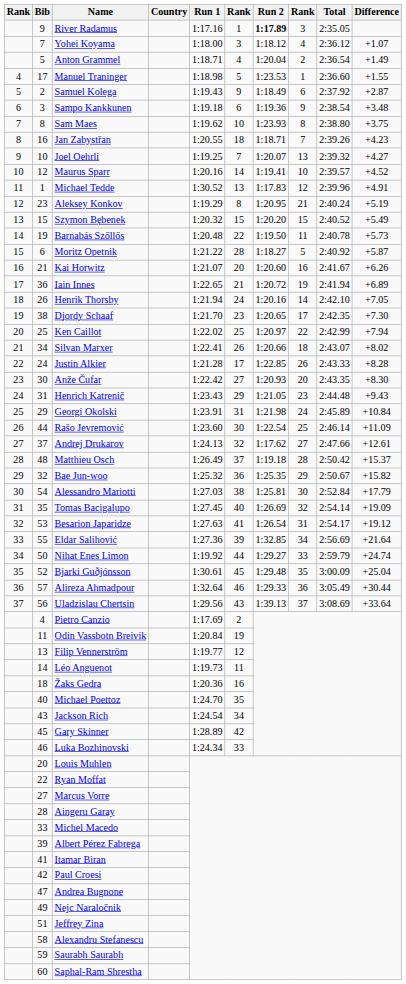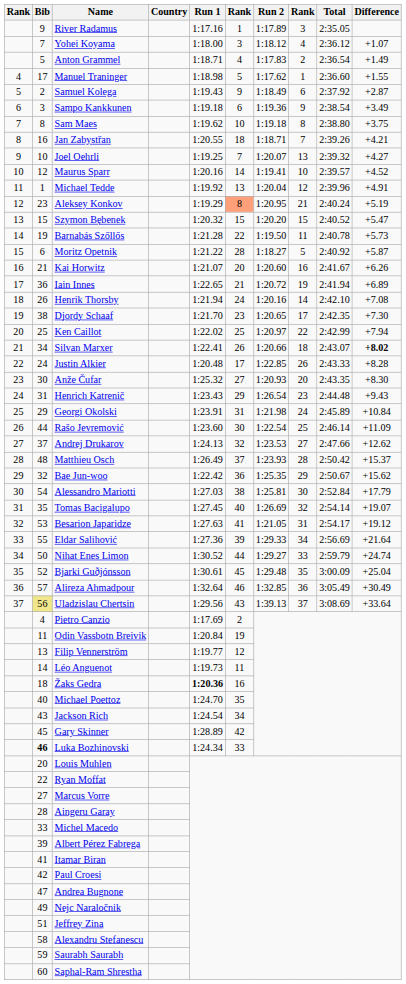(271, 28) bold -> (271, 28) normal
(271, 60) 1:20.04 -> (271, 60) 1:17.83
(271, 76) 1:23.53 -> (271, 76) 1:17.62
(377, 108) +3.48 -> (377, 108) +3.49
(271, 124) 1:23.93 -> (271, 124) 1:19.18
(377, 140) +4.23 -> (377, 140) +4.21
(207, 188) 1:30.52 -> (207, 188) 1:19.92
(271, 188) 1:17.83 -> (271, 188) 1:20.04
(239, 204) no background -> (239, 204) lightsalmon background
(377, 220) +5.49 -> (377, 220) +5.47
(207, 236) 1:20.48 -> (207, 236) 1:21.28
(377, 300) +7.05 -> (377, 300) +7.08
(377, 348) normal -> (377, 348) bold
(207, 364) 1:21.28 -> (207, 364) 1:20.48
(207, 380) 1:22.42 -> (207, 380) 1:25.32
(271, 396) 1:21.05 -> (271, 396) 1:26.54
(271, 444) 1:17.62 -> (271, 444) 1:23.53
(377, 444) +12.61 -> (377, 444) +12.62
(271, 460) 1:19.18 -> (271, 460) 1:23.93
(207, 476) 1:25.32 -> (207, 476) 1:22.42
(377, 476) +15.82 -> (377, 476) +15.62
(377, 508) +19.09 -> (377, 508) +19.07
(271, 524) 1:26.54 -> (271, 524) 1:21.05
(271, 540) 1:32.85 -> (271, 540) 1:29.33
(207, 556) 1:19.92 -> (207, 556) 1:30.52
(271, 587) 1:29.33 -> (271, 587) 1:32.85
(377, 587) +30.44 -> (377, 587) +30.49
(42, 603) no background -> (42, 603) khaki background
(207, 683) normal -> (207, 683) bold
(42, 747) normal -> (42, 747) bold
